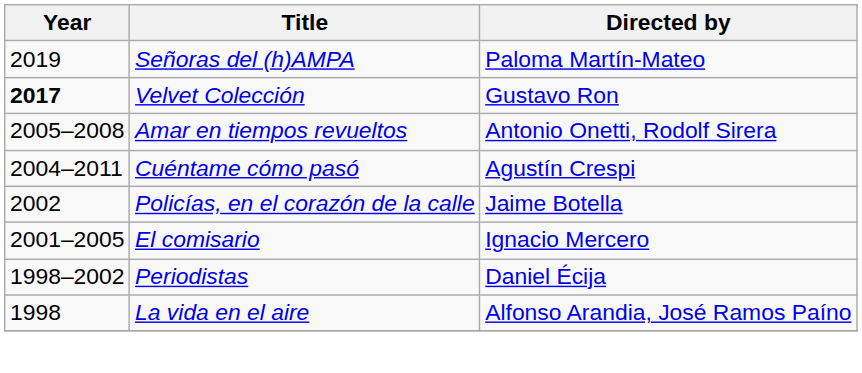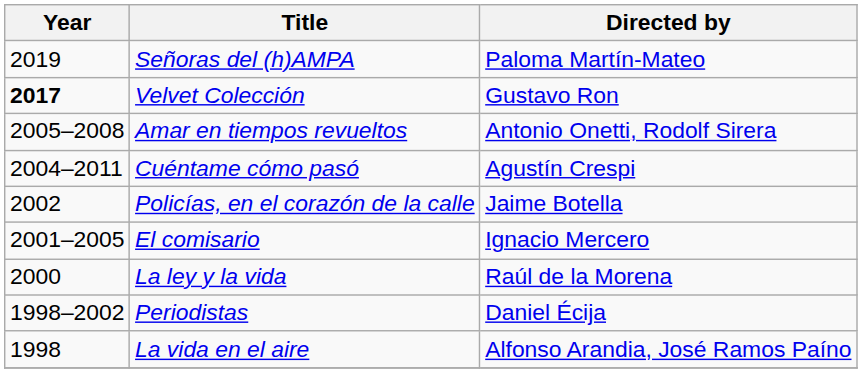+ row: (211, 276)
